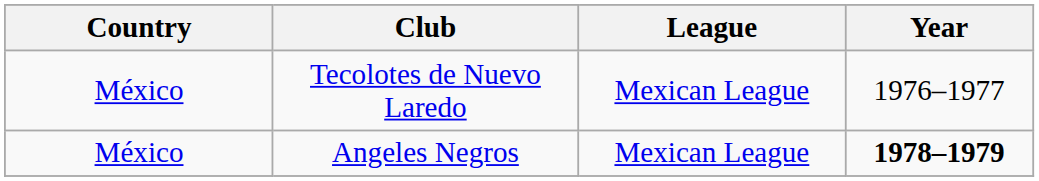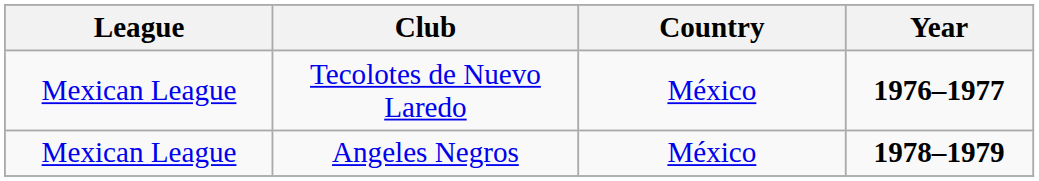columns swapped: (712, 27) <-> (139, 27)
(939, 90) normal -> (939, 90) bold
